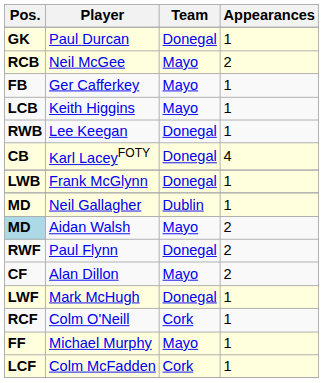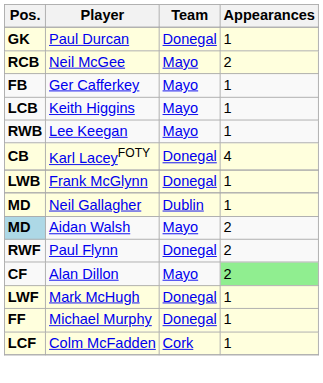(190, 131) Donegal -> (180, 131) Mayo
(228, 273) no background -> (228, 273) lightgreen background
- row: (89, 320)
(180, 343) Mayo -> (190, 320) Donegal
